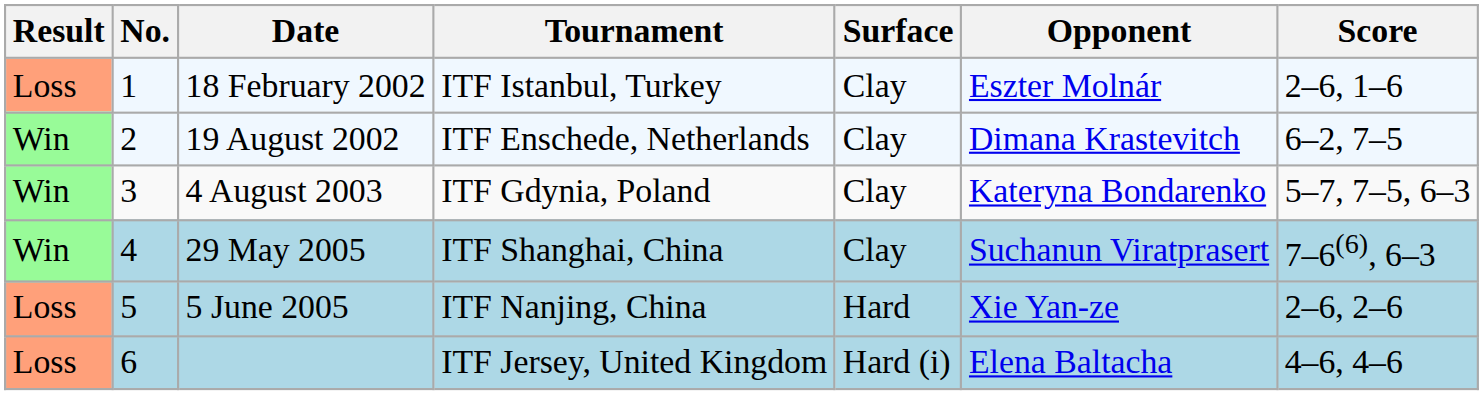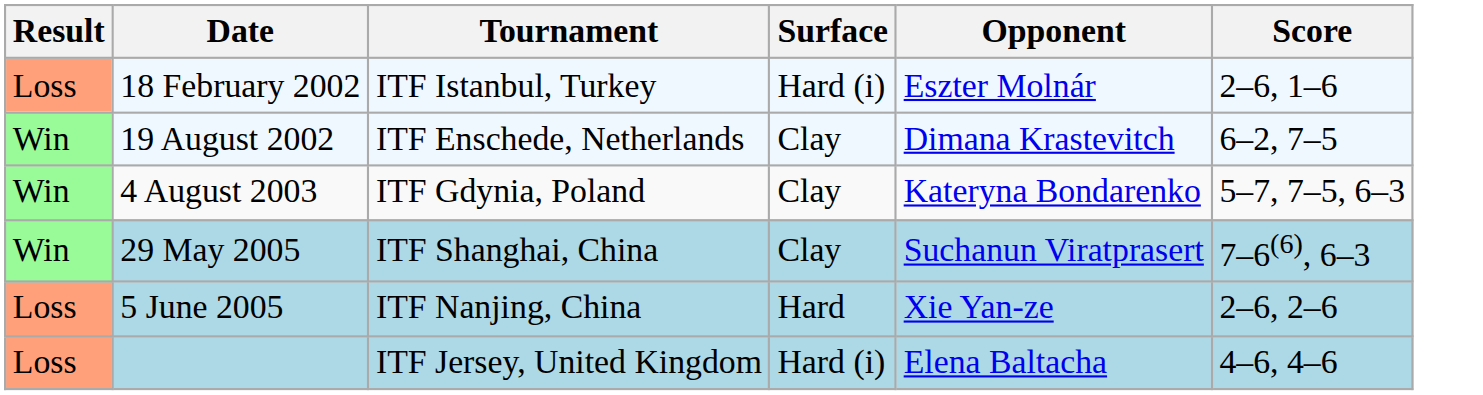- column: (145, 31)
(875, 84) Clay -> (831, 84) Hard (i)
